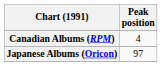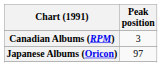(138, 38) 4 -> (138, 38) 3
